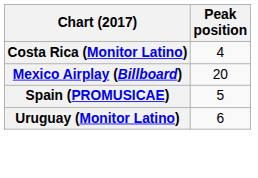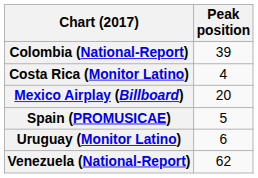+ row: (99, 52)
+ row: (99, 161)
